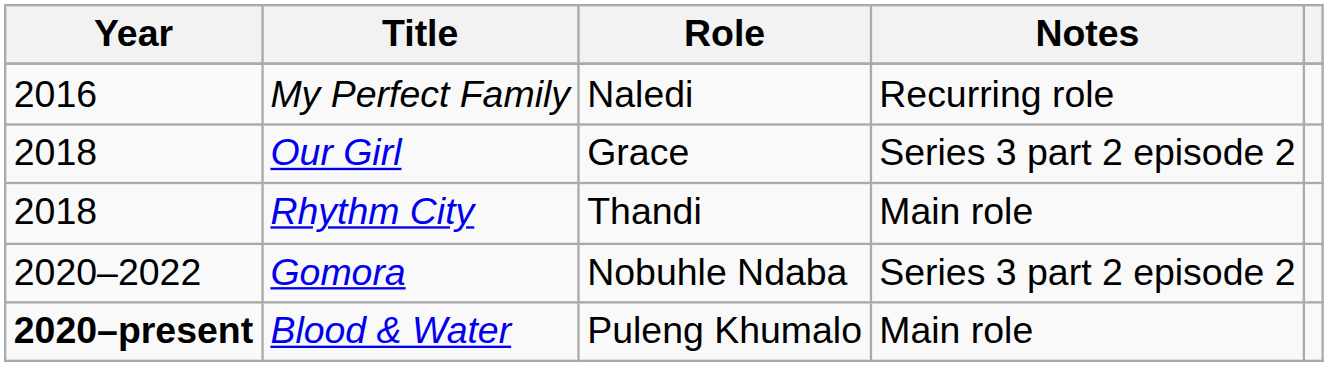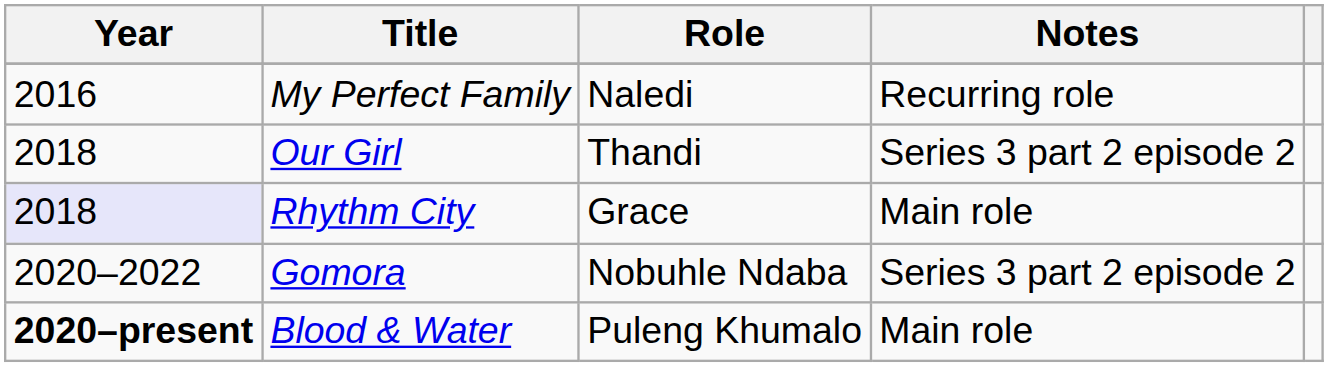(638, 152) Grace -> (644, 152) Thandi
(55, 212) no background -> (55, 212) lavender background
(644, 212) Thandi -> (638, 212) Grace
